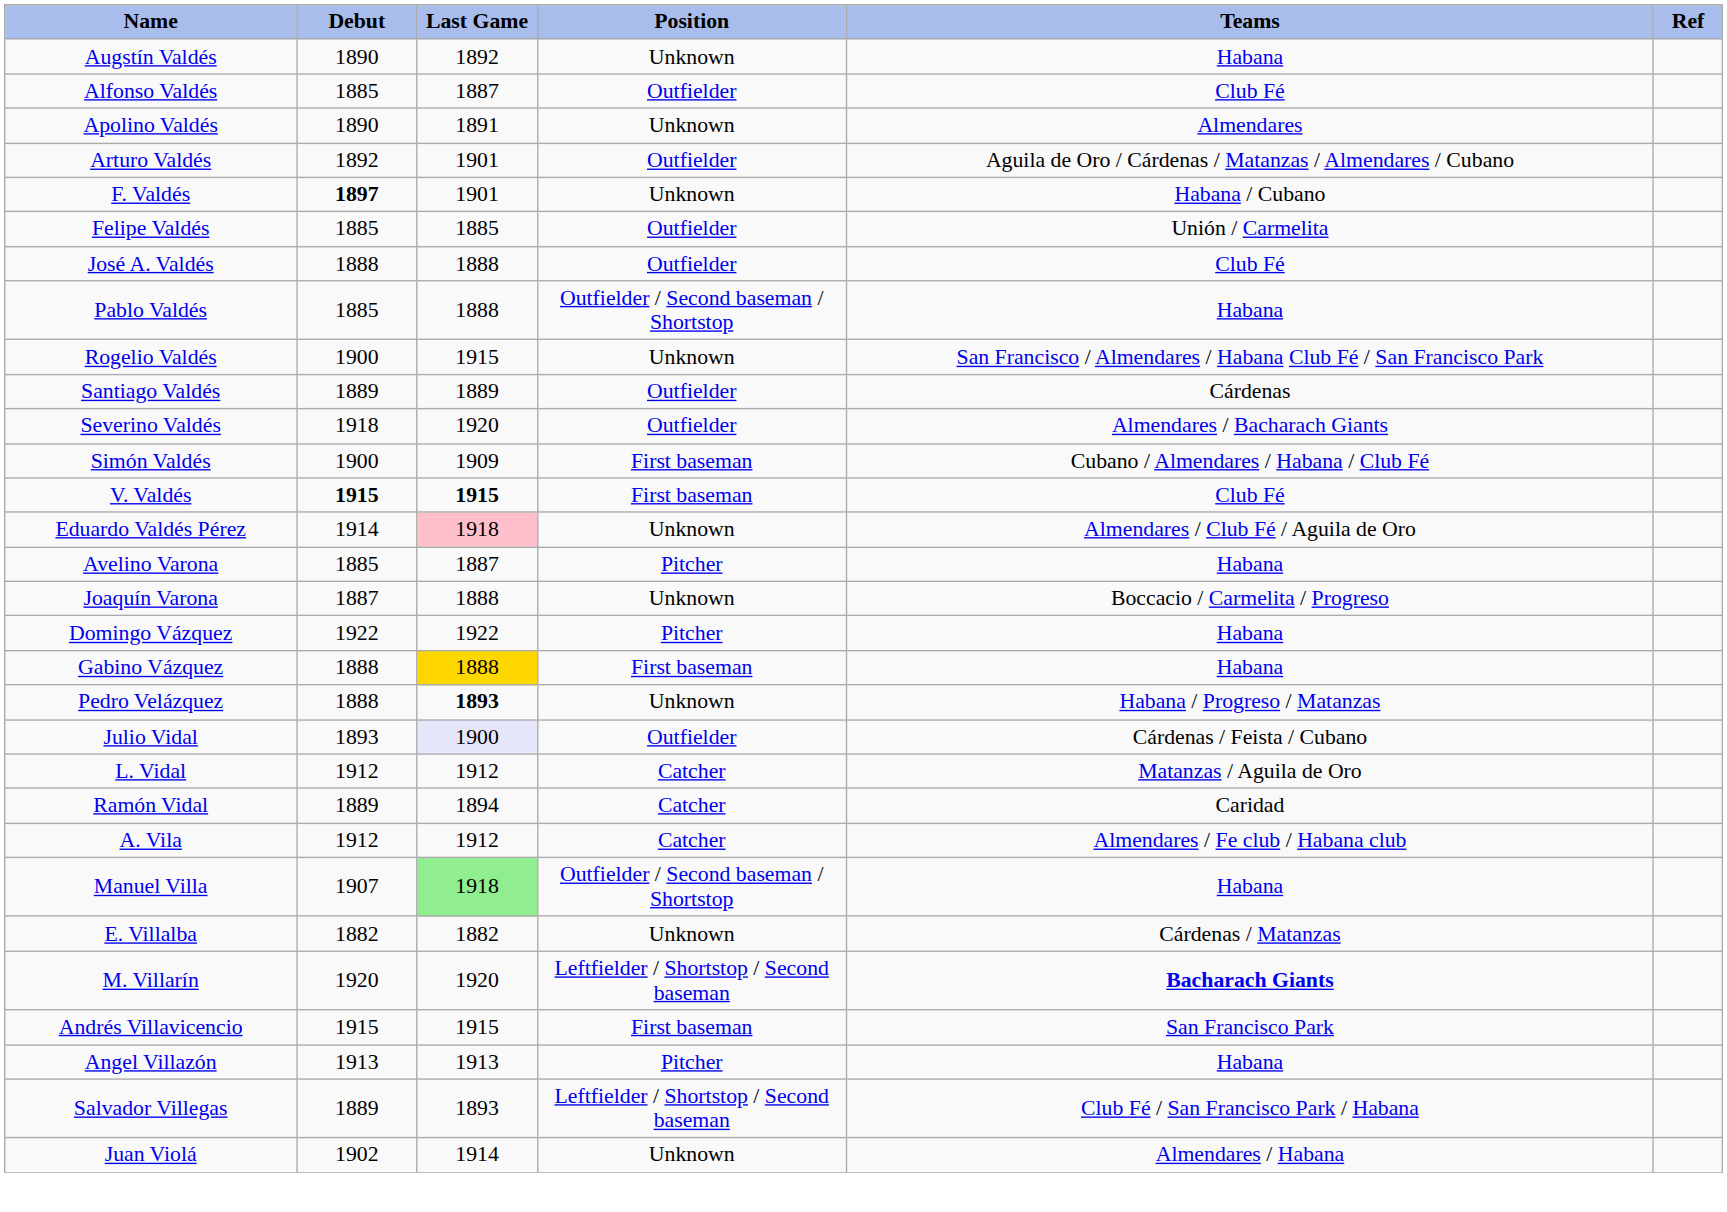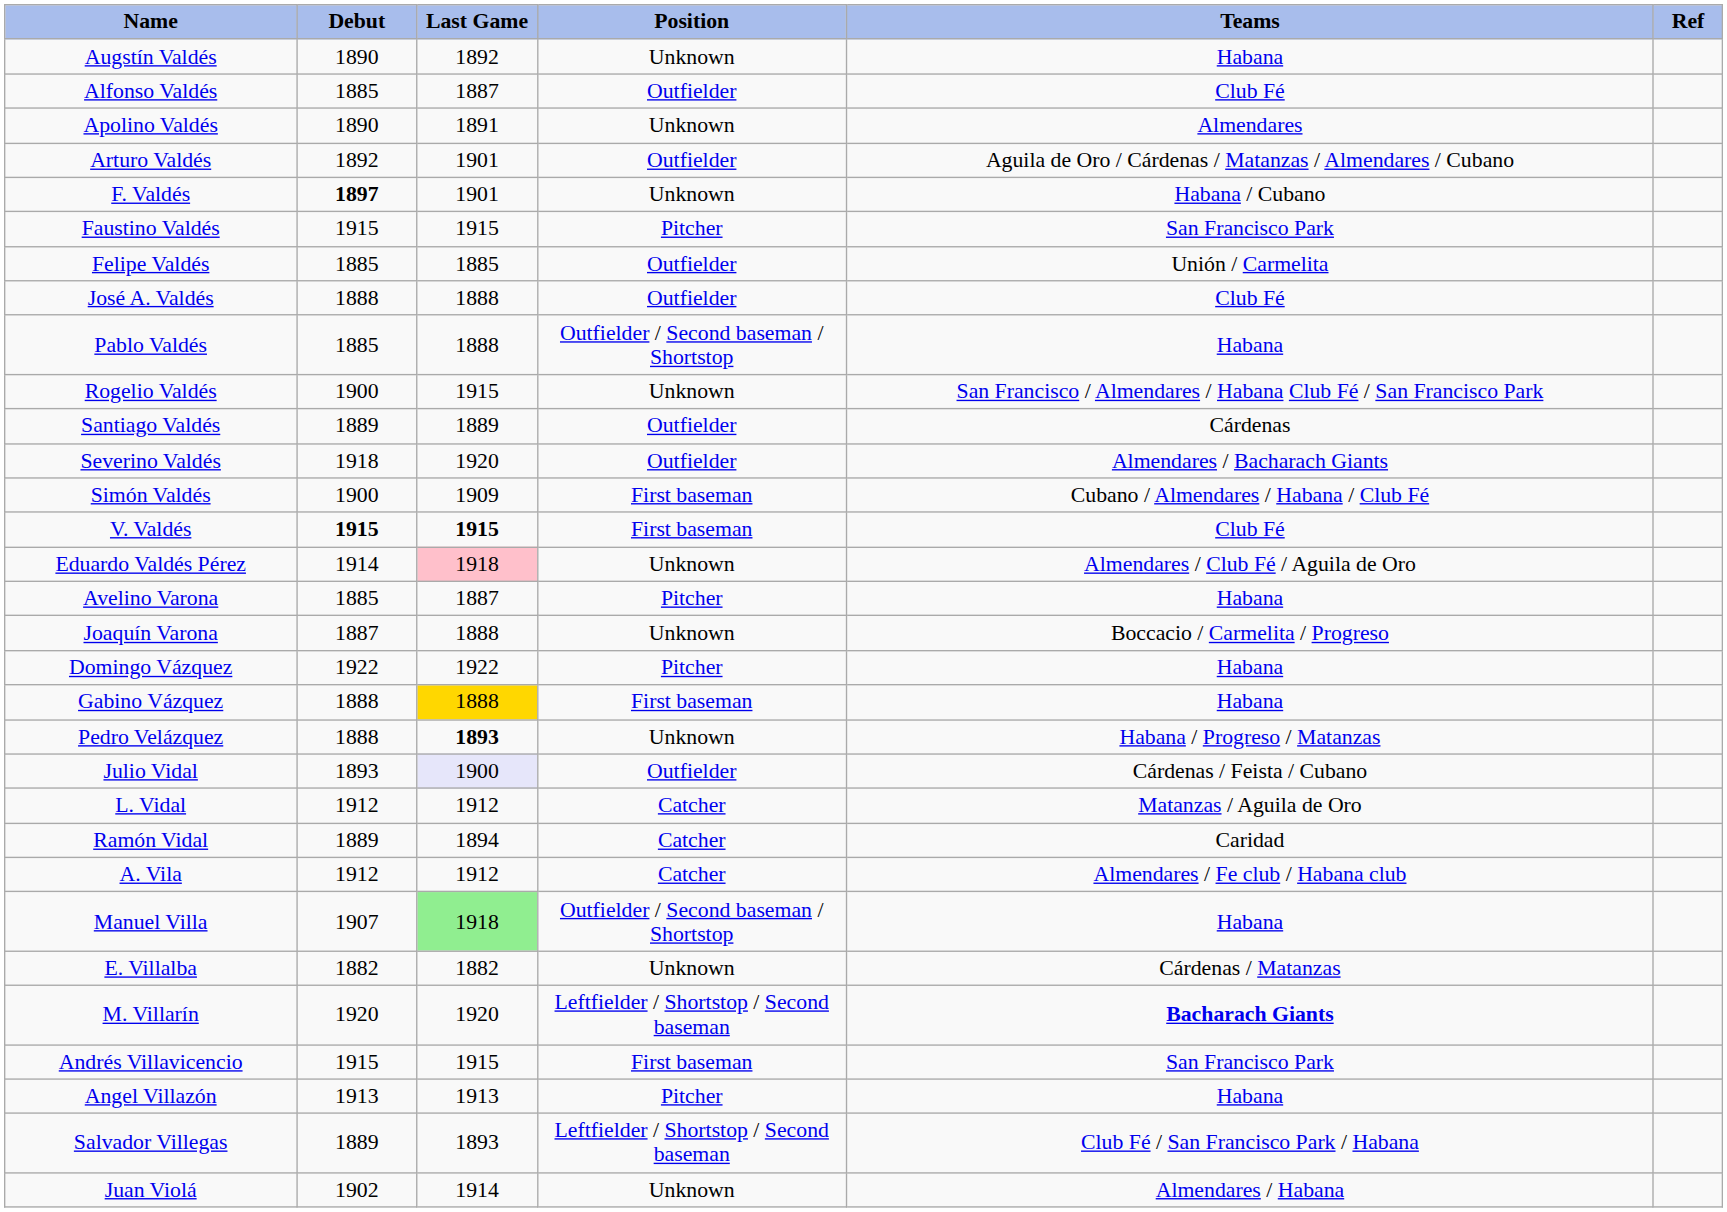+ row: (151, 228)
